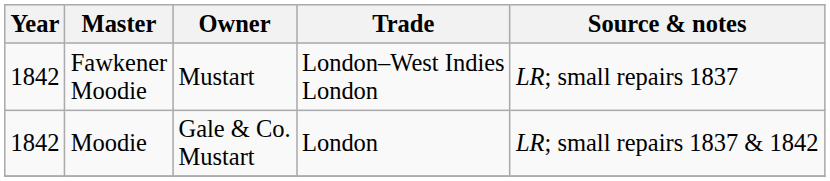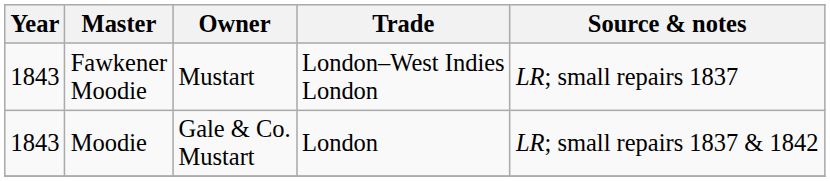(35, 76) 1842 -> (35, 76) 1843
(35, 142) 1842 -> (35, 142) 1843
